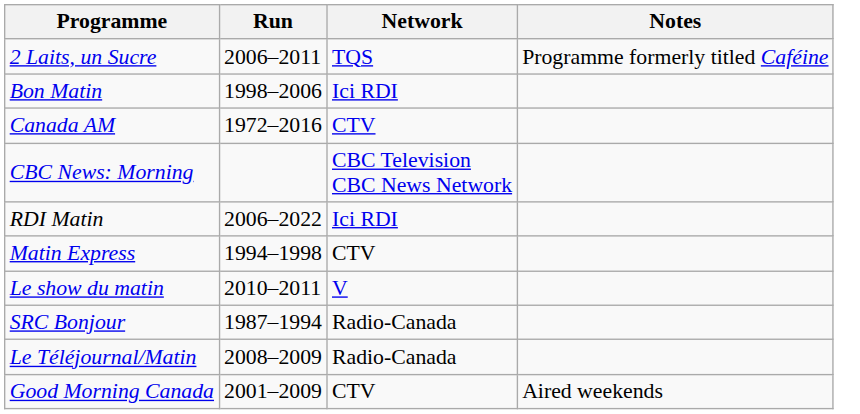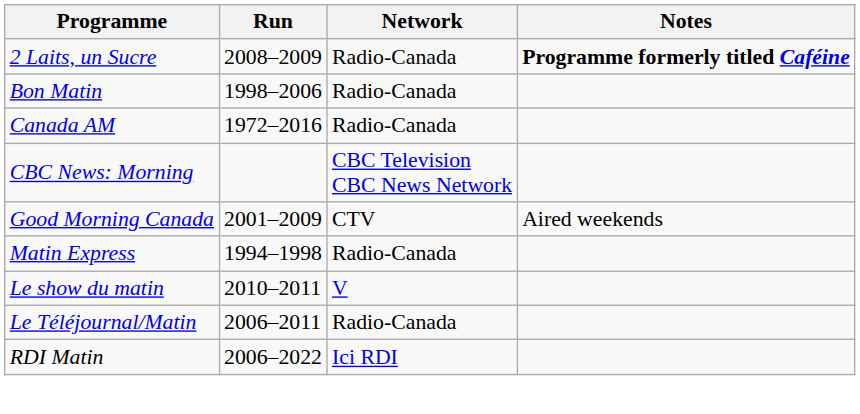(273, 56) 2006–2011 -> (273, 56) 2008–2009
(353, 56) TQS -> (394, 56) Radio-Canada
(675, 56) normal -> (686, 56) bold
(365, 90) Ici RDI -> (394, 90) Radio-Canada
(354, 125) CTV -> (394, 125) Radio-Canada
rows swapped: (112, 391) <-> (57, 218)
(354, 253) CTV -> (394, 253) Radio-Canada
- row: (67, 322)
(273, 356) 2008–2009 -> (273, 322) 2006–2011
